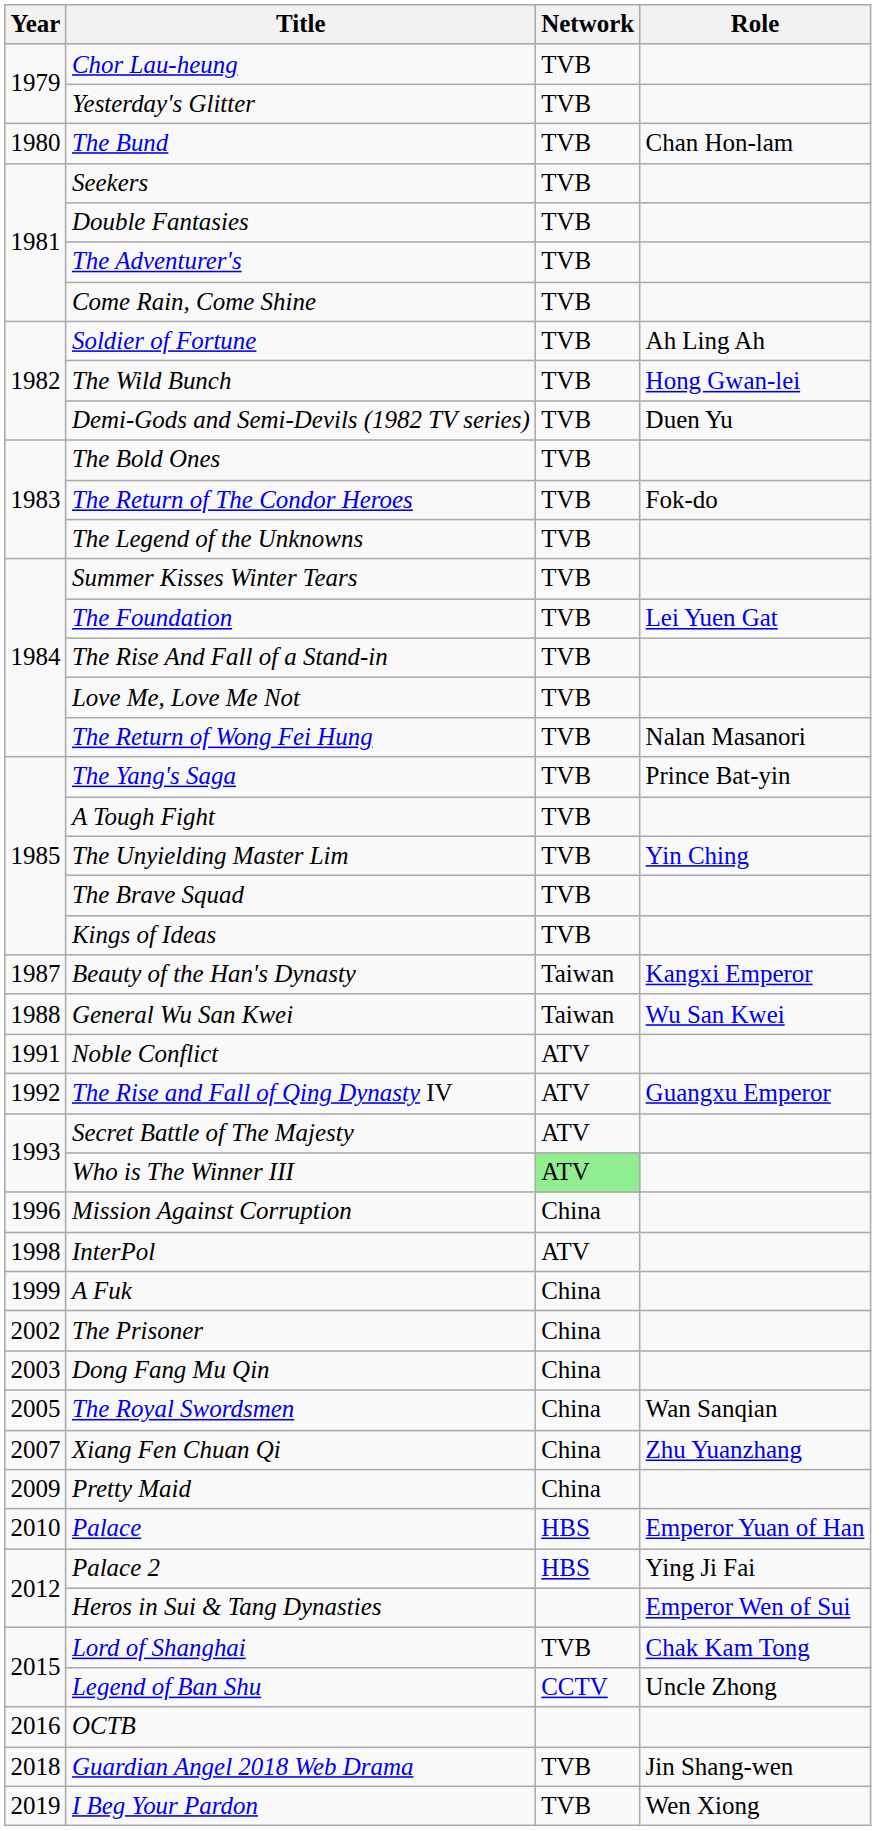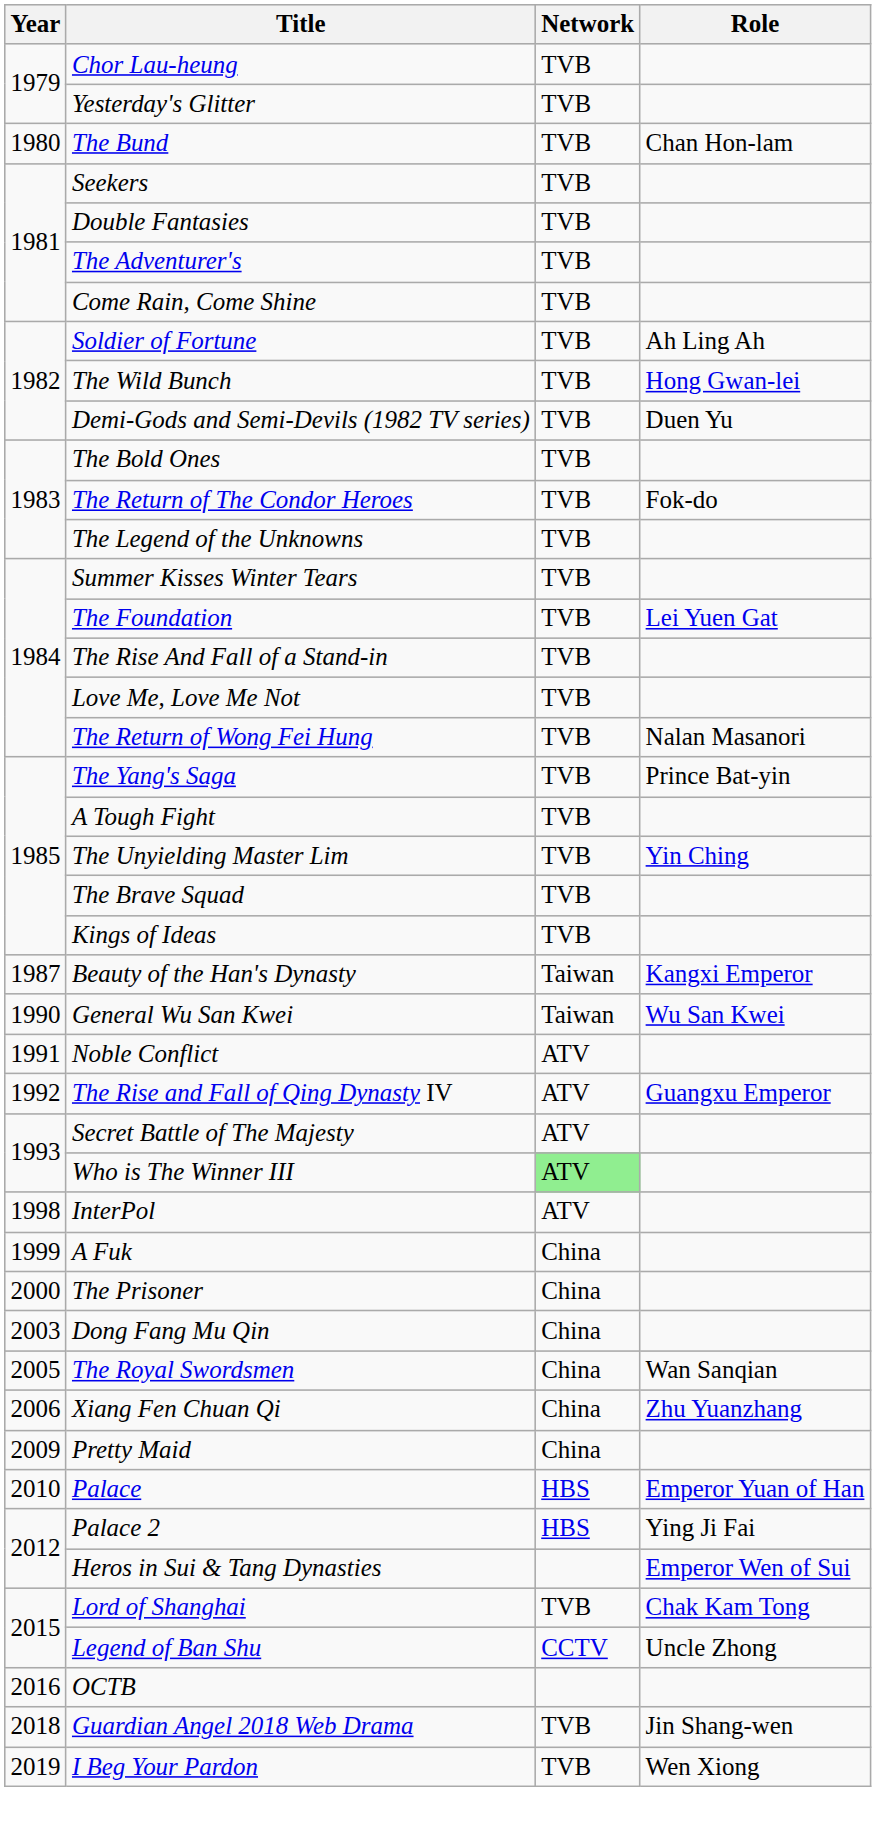(35, 1013) 1988 -> (35, 1013) 1990
- row: (212, 1211)
(35, 1330) 2002 -> (35, 1291) 2000
(35, 1449) 2007 -> (35, 1409) 2006
